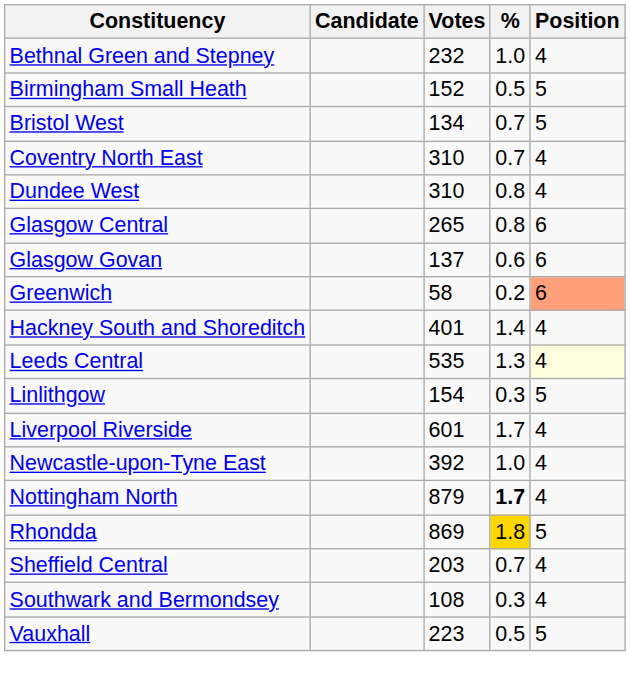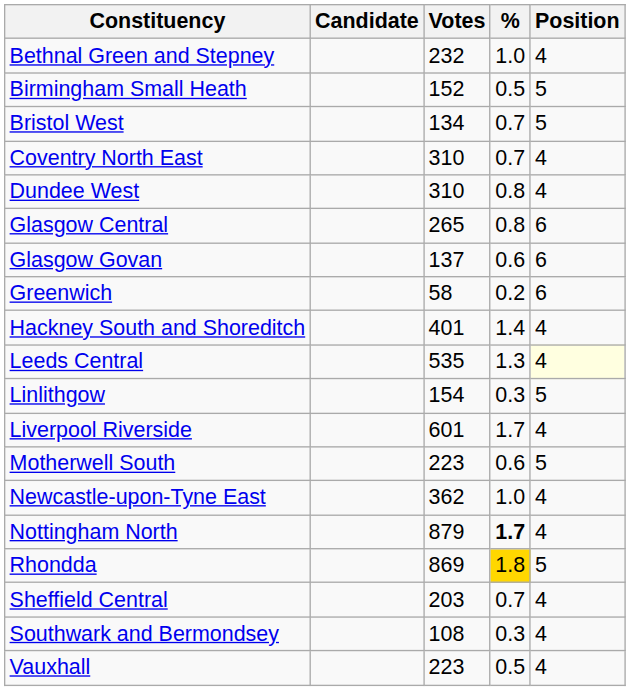(541, 293) lightsalmon background -> (541, 293) no background
+ row: (92, 463)
(447, 463) 392 -> (447, 497) 362
(541, 633) 5 -> (541, 667) 4
